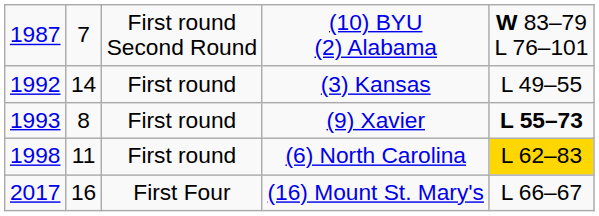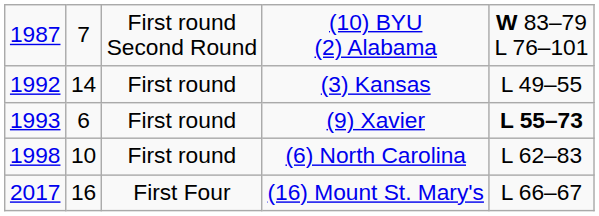(84, 120) 8 -> (84, 120) 6
(84, 156) 11 -> (84, 156) 10
(541, 156) gold background -> (541, 156) no background
